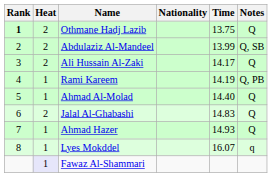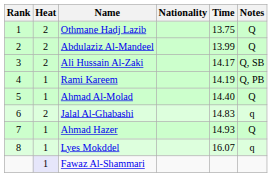(19, 29) bold -> (19, 29) normal
(252, 46) Q, SB -> (252, 46) Q
(252, 63) Q -> (252, 63) Q, SB
(252, 113) Q -> (252, 113) q
